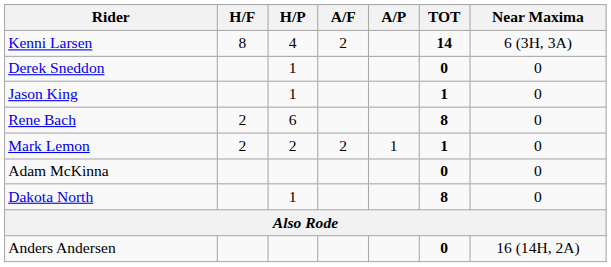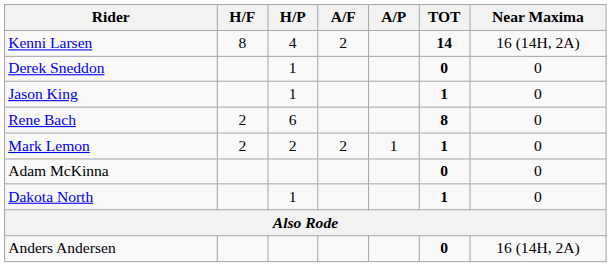(538, 43) 6 (3H, 3A) -> (538, 43) 16 (14H, 2A)
(444, 197) 8 -> (444, 197) 1
